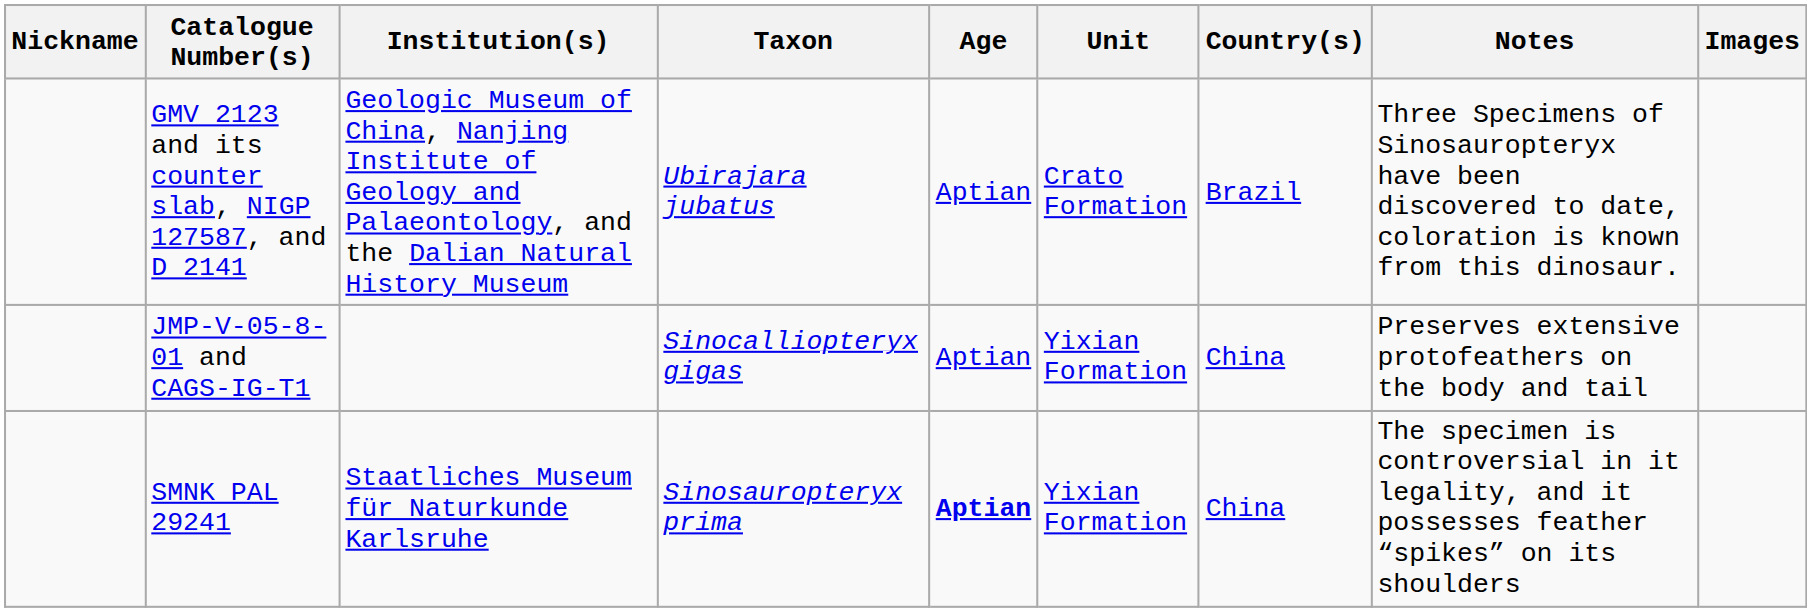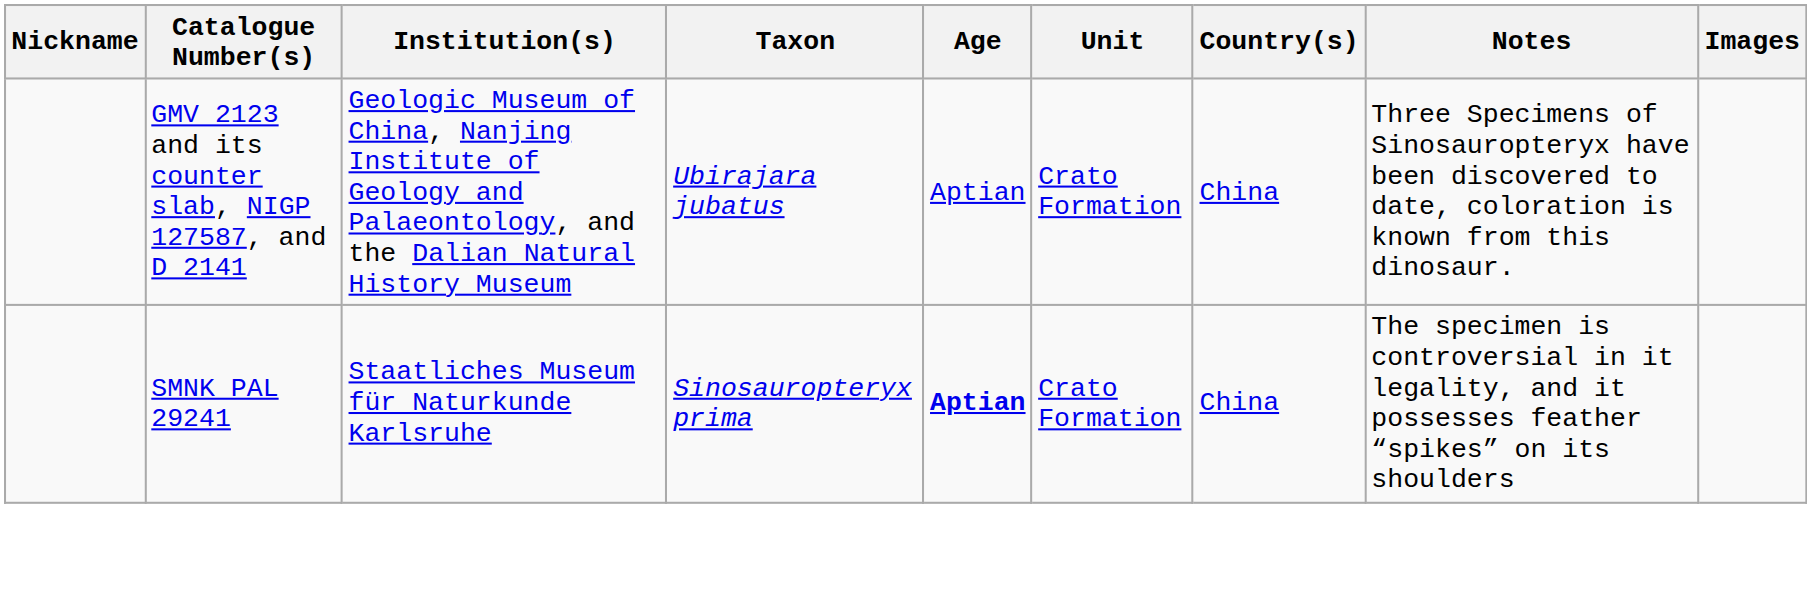(1253, 192) Brazil -> (1239, 192) China
- row: (239, 358)
(1115, 508) Yixian Formation -> (1110, 404) Crato Formation
